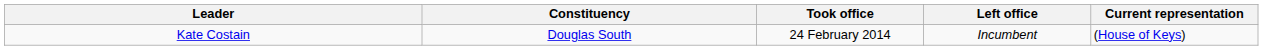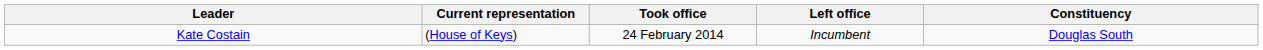columns swapped: (589, 14) <-> (1174, 14)
